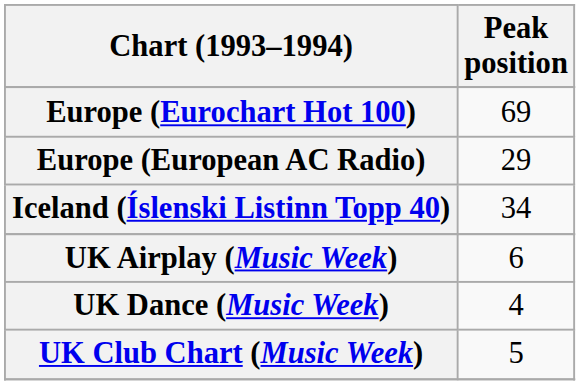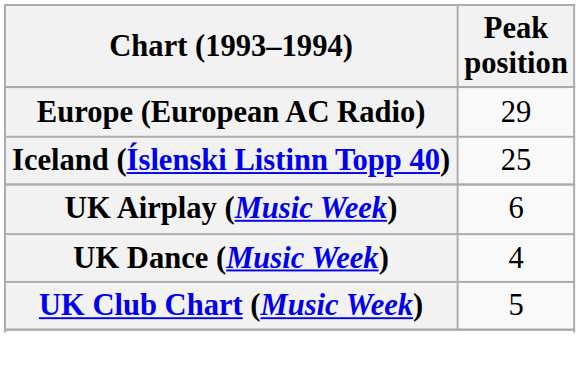- row: (231, 111)
(516, 208) 34 -> (516, 160) 25
